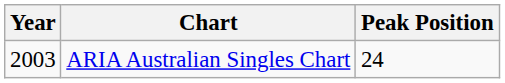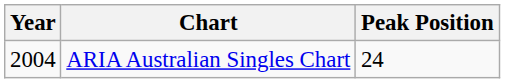(33, 58) 2003 -> (33, 58) 2004
